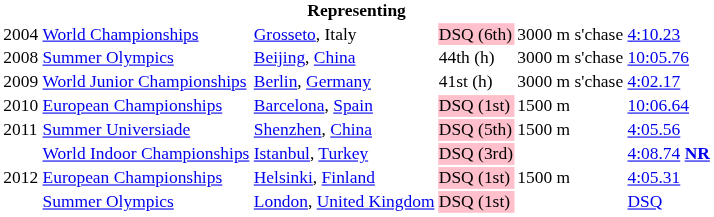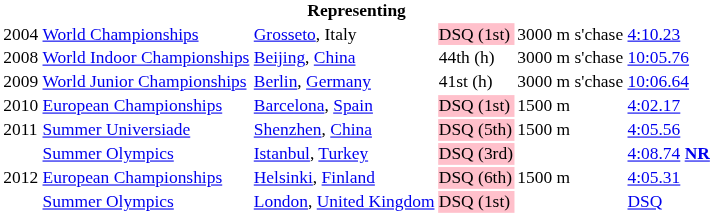(475, 34) DSQ (6th) -> (474, 34) DSQ (1st)
(108, 57) Summer Olympics -> (146, 57) World Indoor Championships
(654, 81) 4:02.17 -> (658, 81) 10:06.64
(658, 105) 10:06.64 -> (654, 105) 4:02.17
(146, 153) World Indoor Championships -> (108, 153) Summer Olympics
(474, 177) DSQ (1st) -> (475, 177) DSQ (6th)
